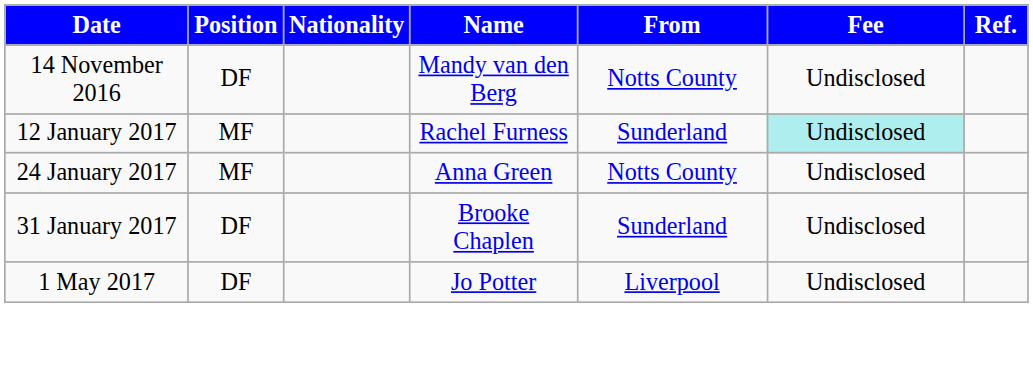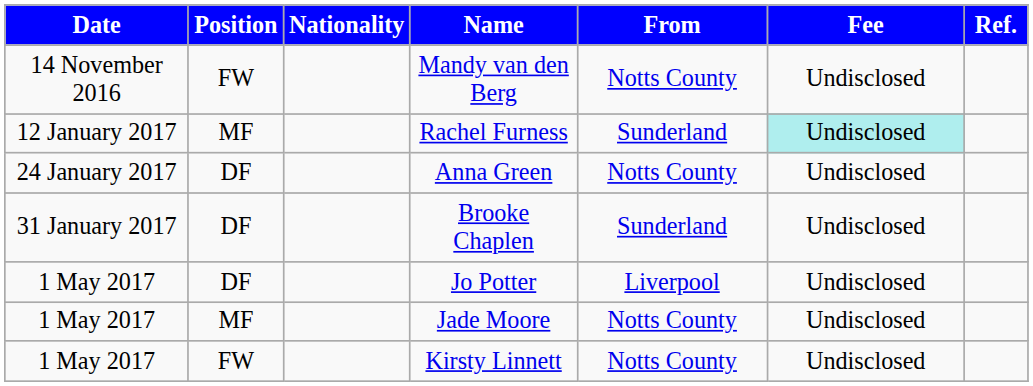(236, 79) DF -> (236, 79) FW
(236, 173) MF -> (236, 173) DF
+ row: (494, 321)
+ row: (494, 361)
